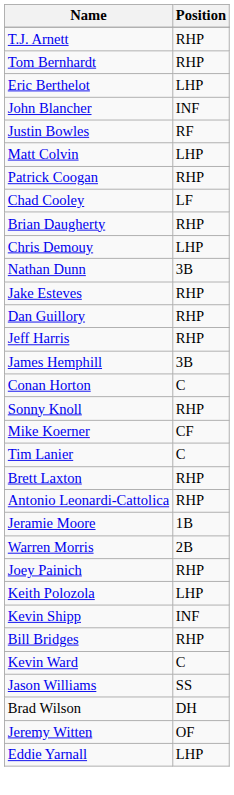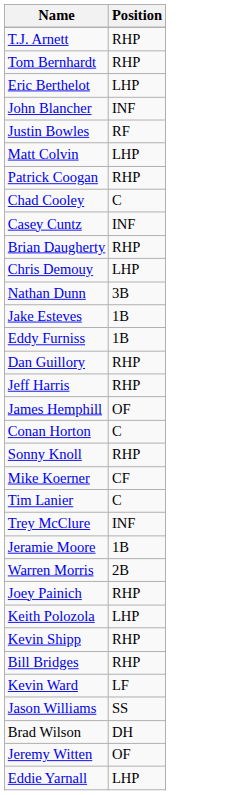(184, 200) LF -> (117, 200) C
+ row: (45, 223)
(190, 293) RHP -> (120, 316) 1B
+ row: (46, 339)
(184, 362) 3B -> (121, 408) OF
- row: (45, 477)
- row: (88, 500)
+ row: (49, 524)
(188, 616) INF -> (126, 639) RHP
(181, 662) C -> (120, 685) LF
